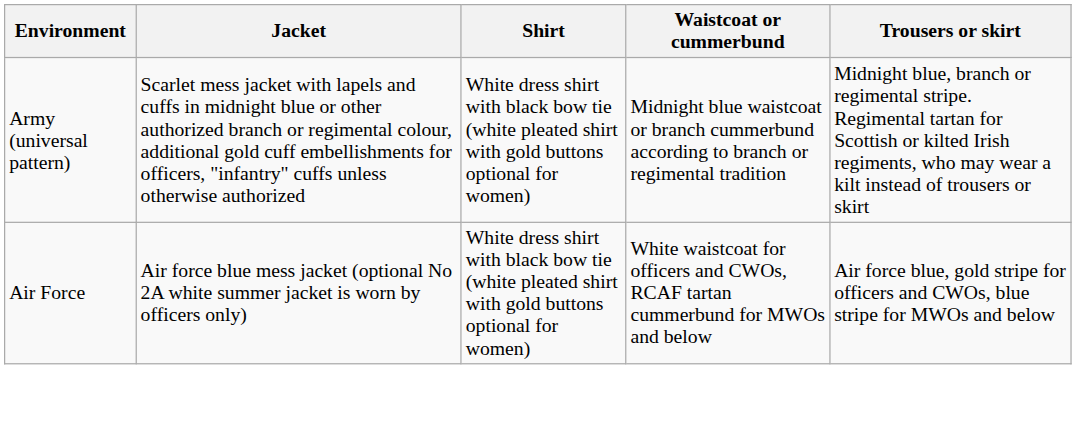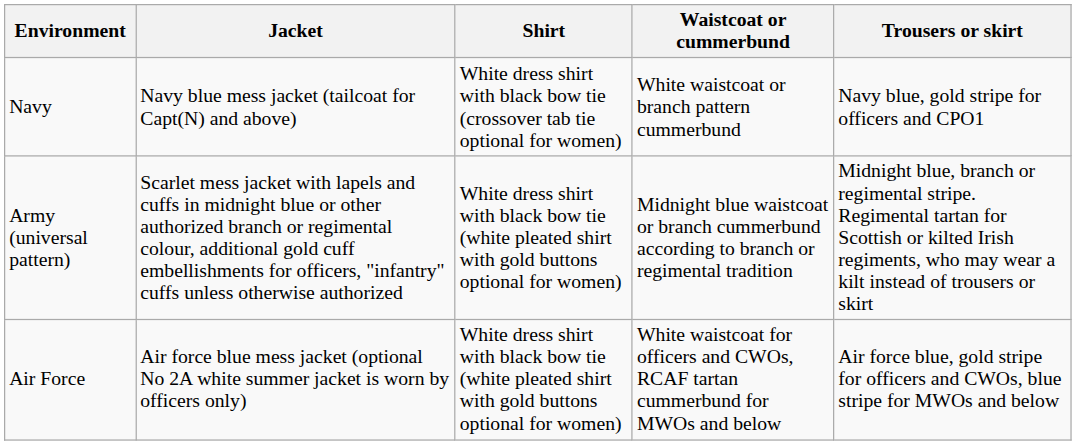+ row: (30, 106)
